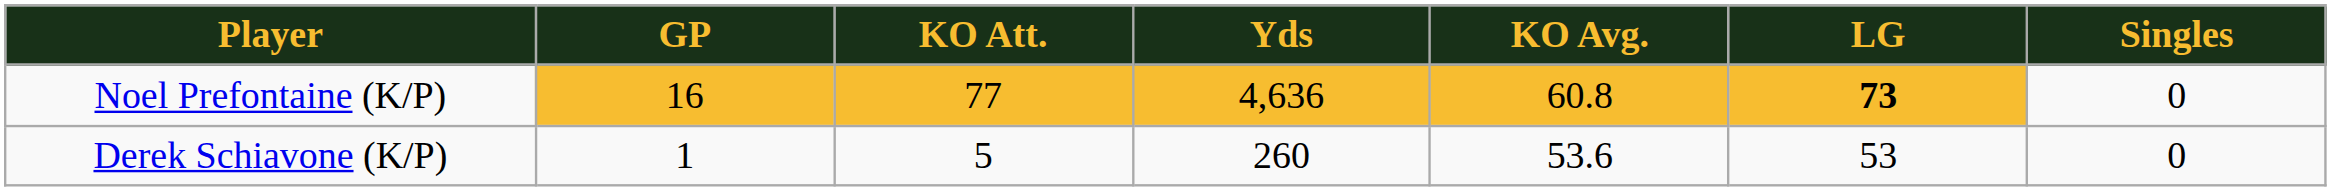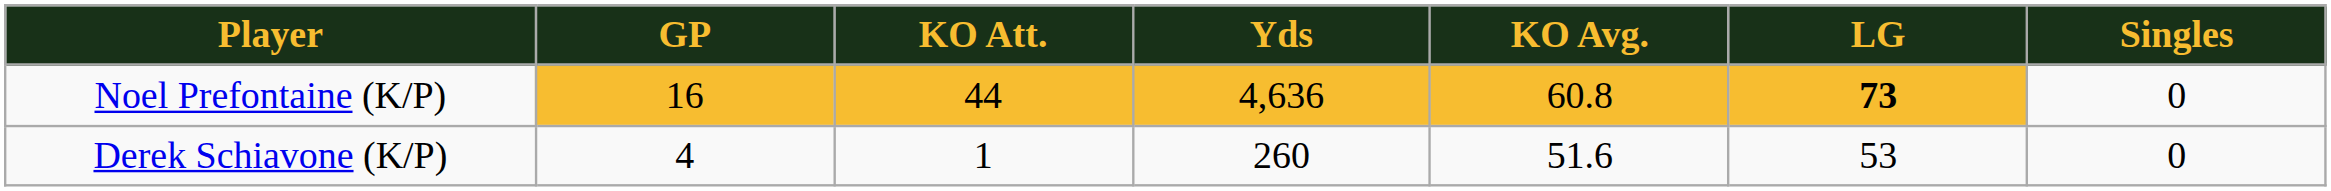(983, 94) 77 -> (983, 94) 44
(685, 154) 1 -> (685, 154) 4
(983, 154) 5 -> (983, 154) 1
(1580, 154) 53.6 -> (1580, 154) 51.6
